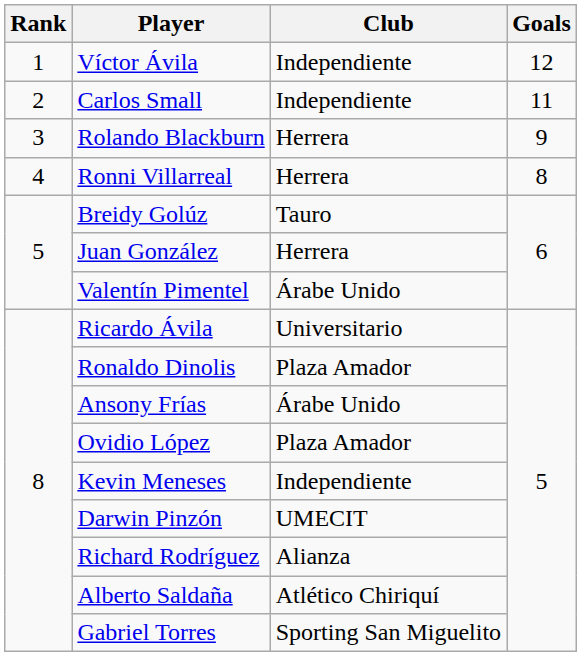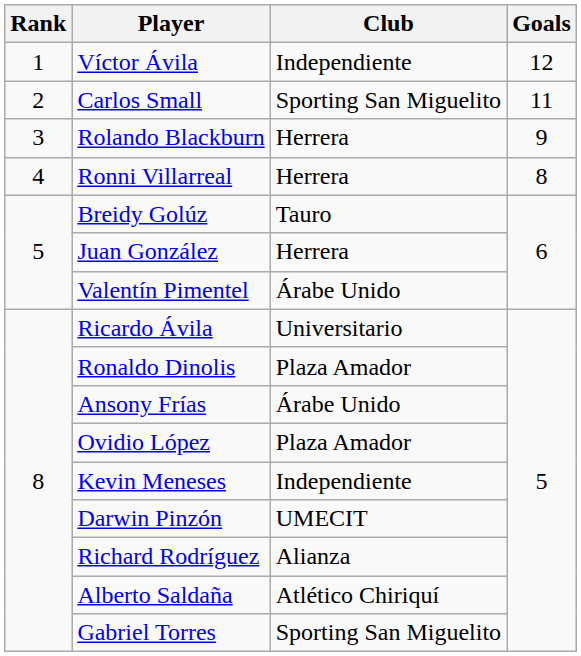(344, 99) Independiente -> (388, 99) Sporting San Miguelito
